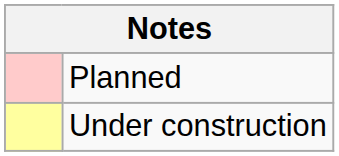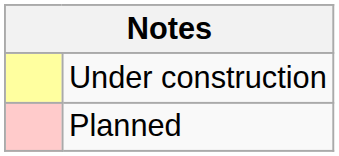rows swapped: (198, 126) <-> (125, 77)
